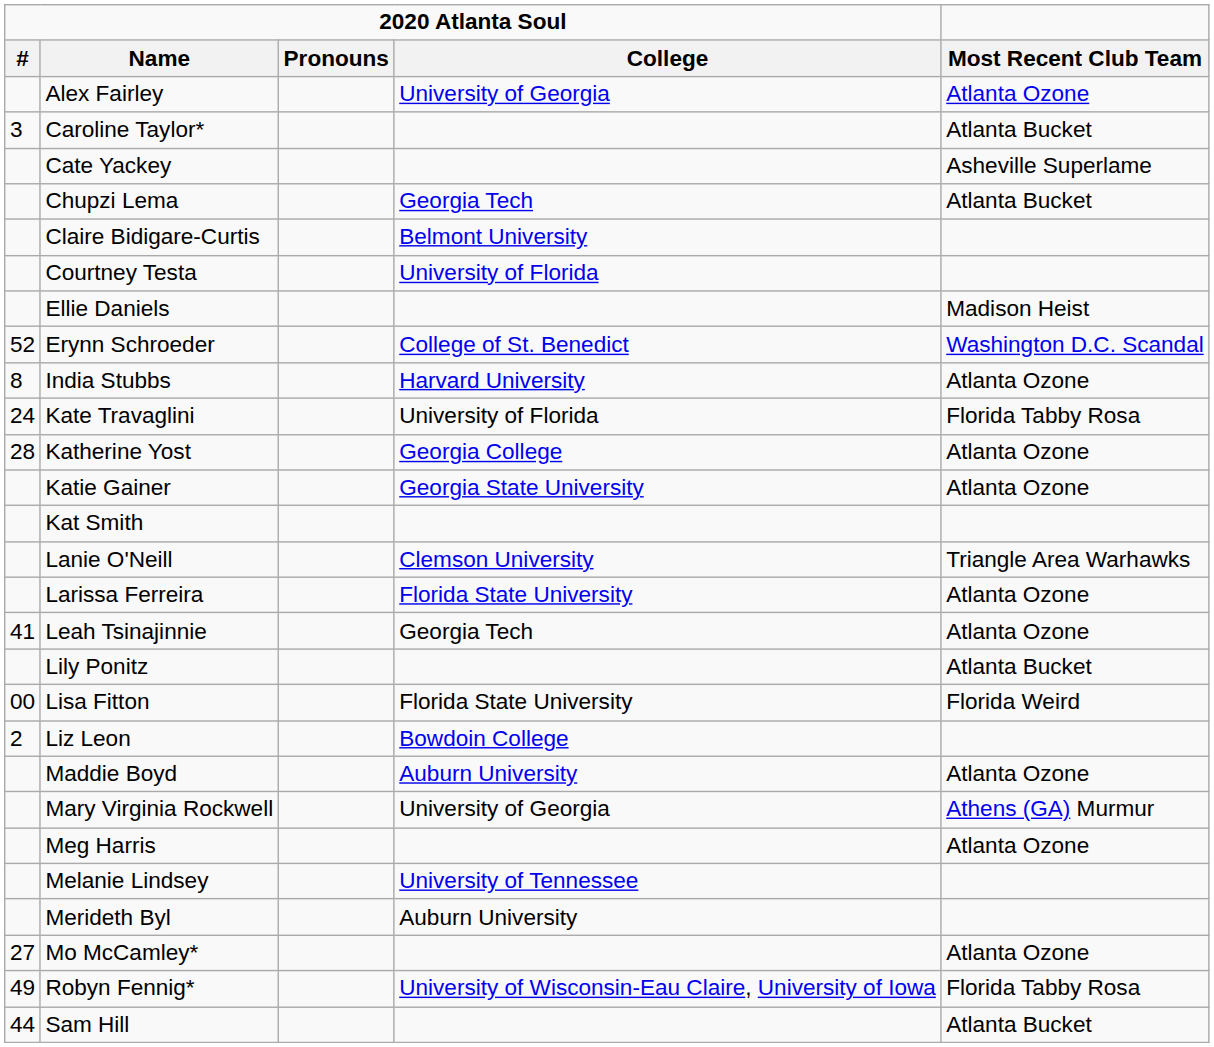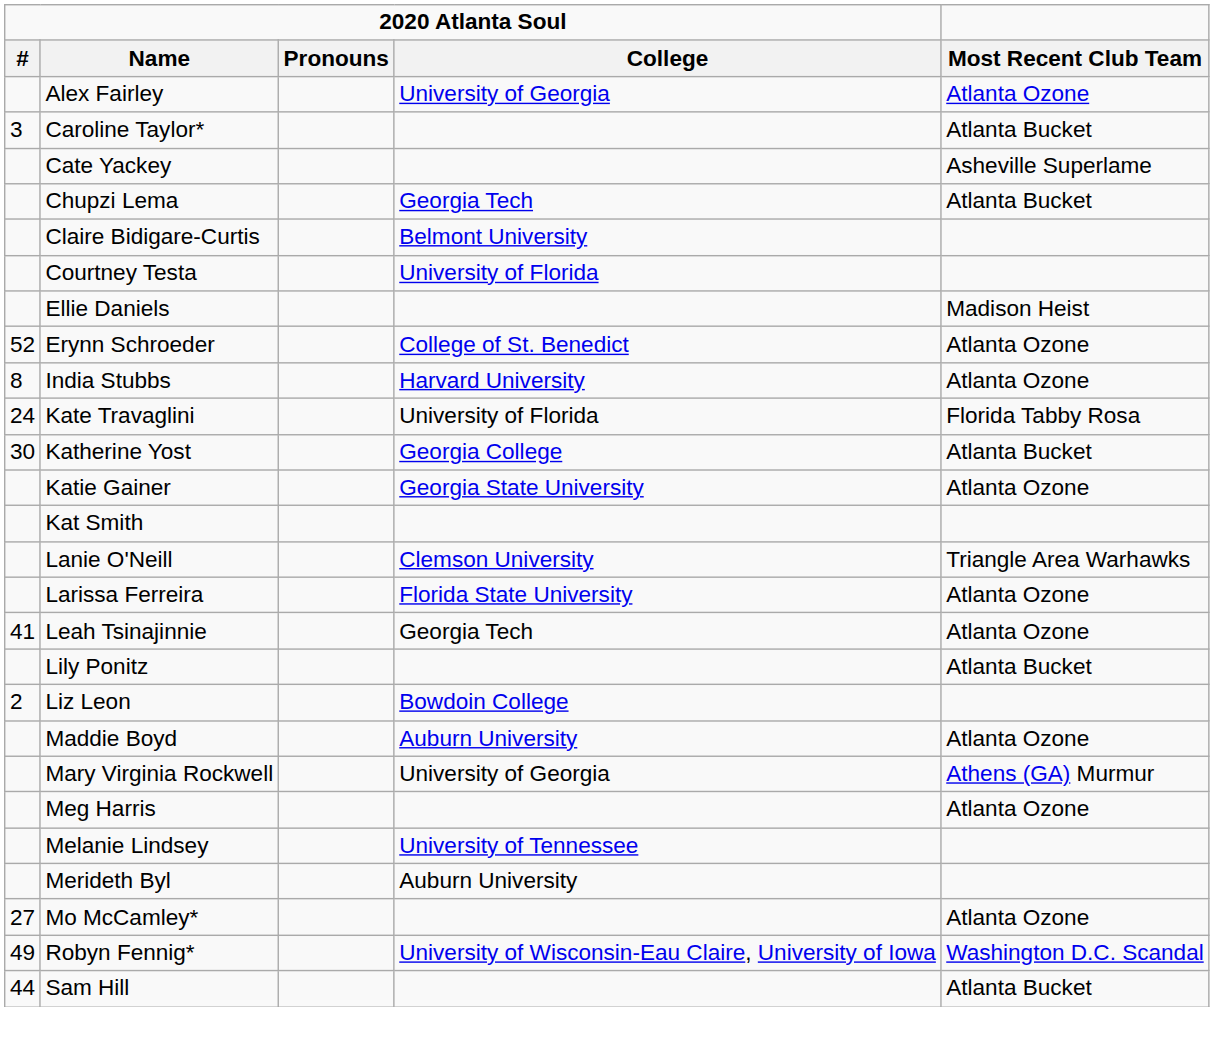(1075, 344) Washington D.C. Scandal -> (1018, 344) Atlanta Ozone
(22, 451) 28 -> (22, 451) 30
(1018, 451) Atlanta Ozone -> (1019, 451) Atlanta Bucket
- row: (97, 702)
(1043, 988) Florida Tabby Rosa -> (1075, 952) Washington D.C. Scandal
